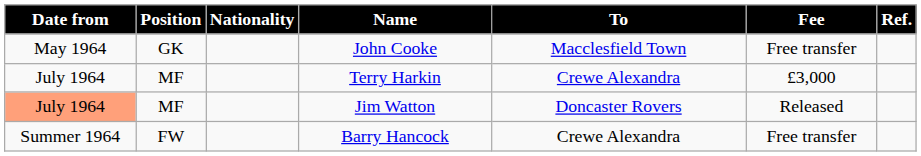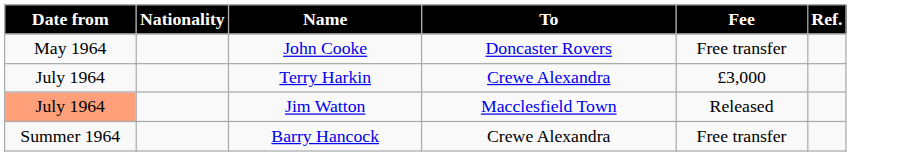- column: (171, 19)
(619, 48) Macclesfield Town -> (549, 48) Doncaster Rovers
(619, 107) Doncaster Rovers -> (549, 107) Macclesfield Town
